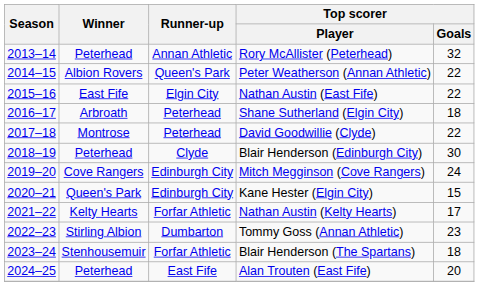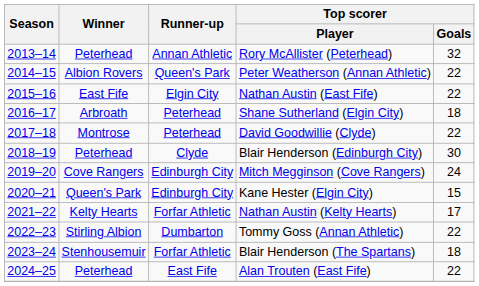(454, 232) 23 -> (454, 232) 22
(454, 271) 20 -> (454, 271) 22
